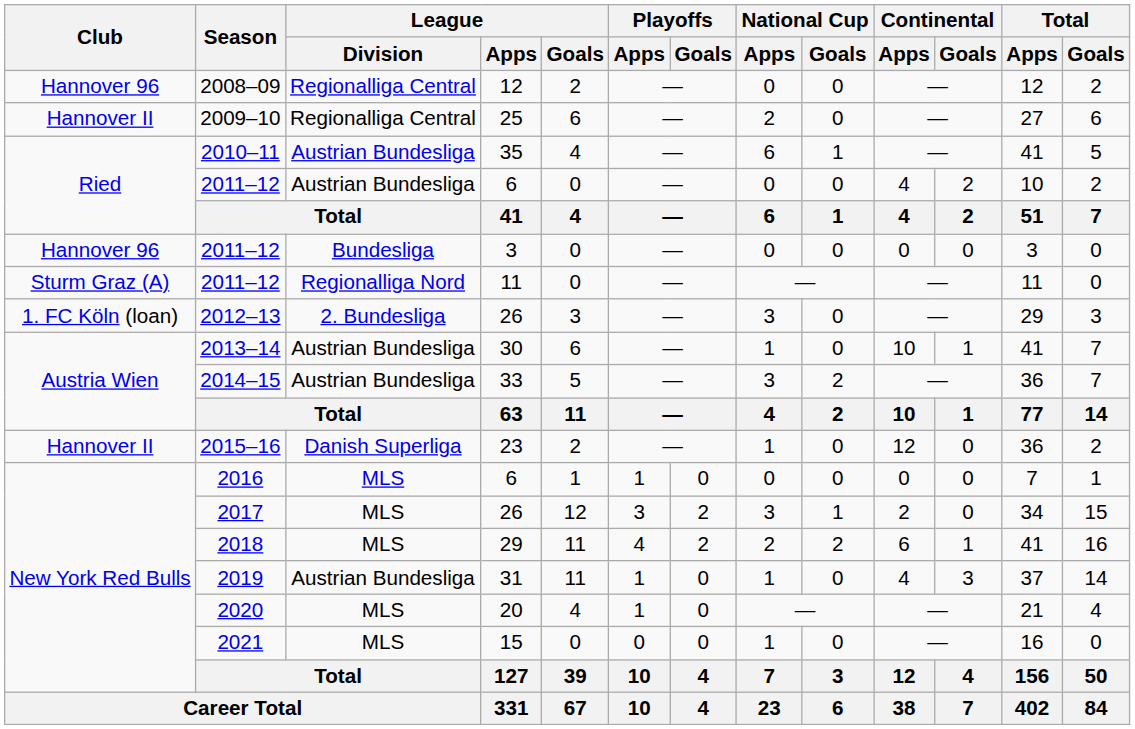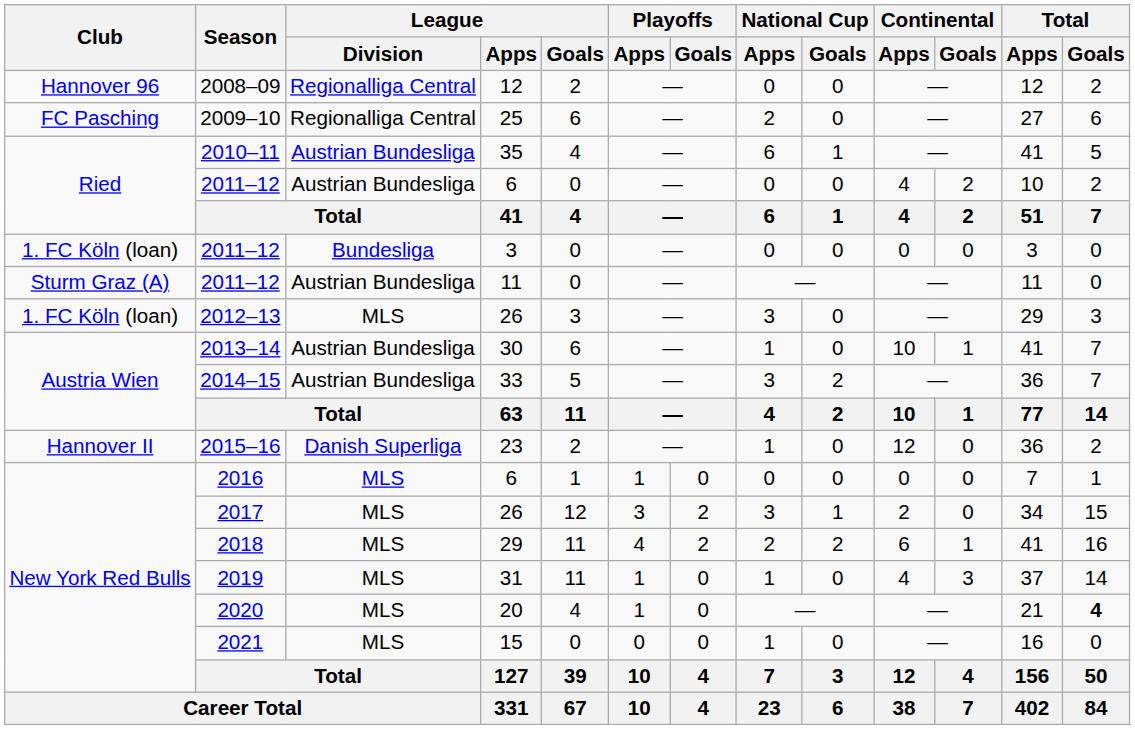(100, 119) Hannover II -> (100, 119) FC Pasching
(100, 250) Hannover 96 -> (100, 250) 1. FC Köln (loan)
(383, 282) Regionalliga Nord -> (383, 282) Austrian Bundesliga
(383, 315) 2. Bundesliga -> (383, 315) MLS
(383, 577) Austrian Bundesliga -> (383, 577) MLS
(1096, 610) normal -> (1096, 610) bold
